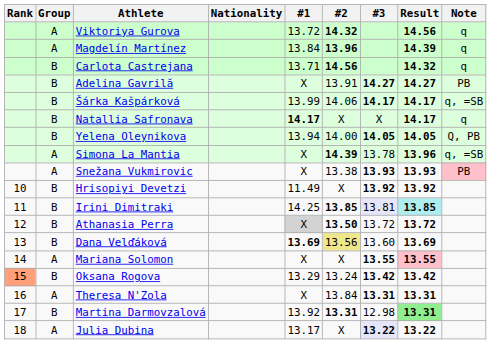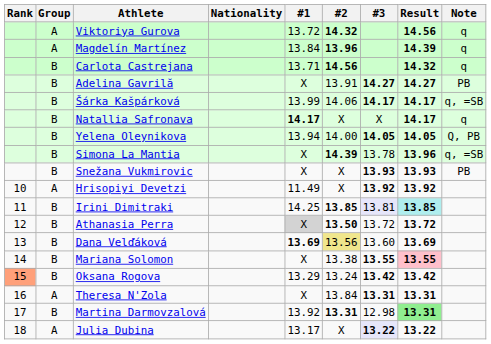(54, 154) A -> (54, 154) B
(54, 171) A -> (54, 171) B
(341, 171) 13.38 -> (341, 171) X
(464, 171) pink background -> (464, 171) no background
(54, 189) B -> (54, 189) A
(54, 259) A -> (54, 259) B
(341, 259) X -> (341, 259) 13.38
